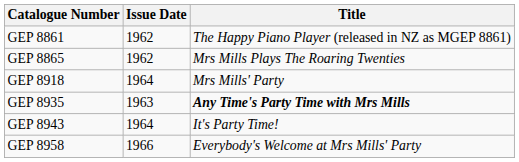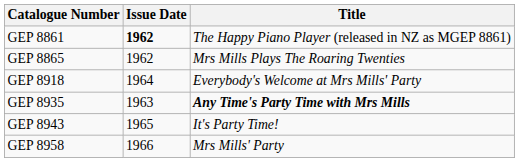(140, 37) normal -> (140, 37) bold
(238, 80) Mrs Mills' Party -> (307, 80) Everybody's Welcome at Mrs Mills' Party
(140, 124) 1964 -> (140, 124) 1965
(307, 146) Everybody's Welcome at Mrs Mills' Party -> (238, 146) Mrs Mills' Party
